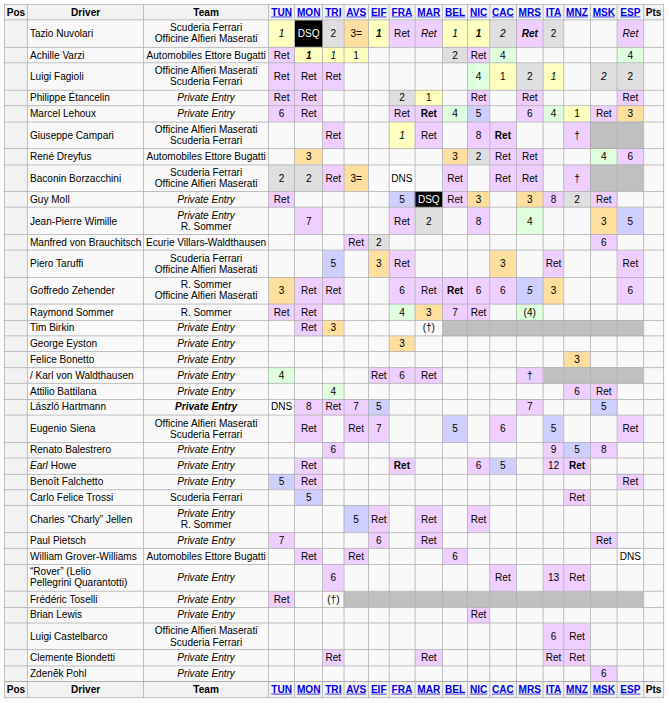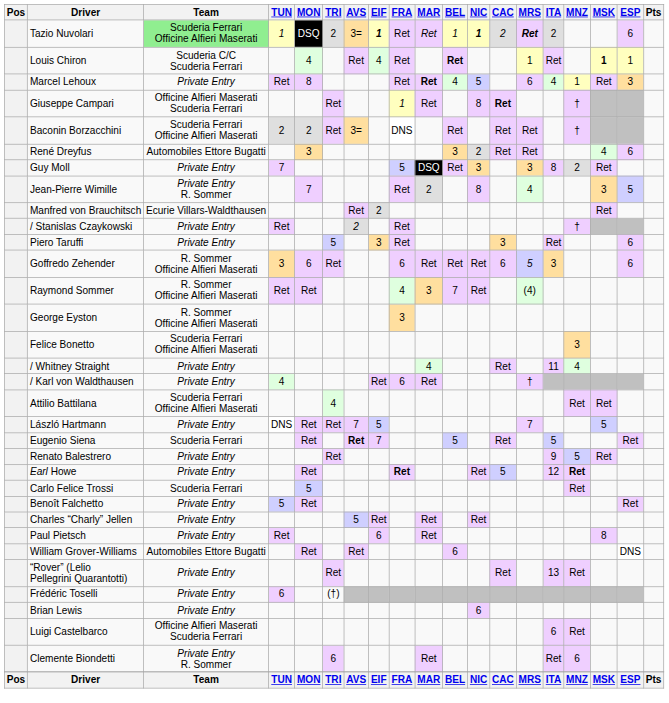(206, 33) no background -> (206, 33) lightgreen background
(630, 33) Ret -> (630, 33) 6
+ row: (58, 60)
- row: (57, 55)
- row: (57, 76)
- row: (70, 98)
(282, 113) 6 -> (282, 82) Ret
(309, 113) Ret -> (309, 82) 8
rows swapped: (76, 178) <-> (61, 156)
(282, 199) Ret -> (282, 167) 7
(604, 242) 6 -> (604, 210) Ret
+ row: (81, 226)
(206, 263) Scuderia Ferrari Officine Alfieri Maserati -> (206, 242) Private Entry
(630, 263) Ret -> (630, 242) 6
(309, 290) Ret -> (309, 263) 6
(455, 290) bold -> (455, 263) normal
(479, 290) 6 -> (479, 263) Ret
(206, 312) R. Sommer -> (206, 290) R. Sommer Officine Alfieri Maserati
- row: (52, 328)
(206, 343) Private Entry -> (206, 317) R. Sommer Officine Alfieri Maserati
(206, 359) Private Entry -> (206, 344) Scuderia Ferrari Officine Alfieri Maserati
+ row: (70, 366)
(206, 391) Private Entry -> (206, 403) Scuderia Ferrari Officine Alfieri Maserati
(577, 391) 6 -> (577, 403) Ret
(206, 407) bold -> (206, 424) normal
(309, 407) 8 -> (309, 424) Ret
(206, 428) Officine Alfieri Maserati Scuderia Ferrari -> (206, 440) Scuderia Ferrari
(356, 428) normal -> (356, 440) bold
(503, 428) 6 -> (503, 440) Ret
(333, 450) 6 -> (333, 456) Ret
(604, 450) 8 -> (604, 456) Ret
(479, 466) 6 -> (479, 472) Ret
rows swapped: (67, 481) <-> (72, 497)
(206, 519) Private Entry R. Sommer -> (206, 519) Private Entry
(282, 540) 7 -> (282, 535) Ret
(604, 540) Ret -> (604, 535) 8
(333, 577) 6 -> (333, 573) Ret
(282, 599) Ret -> (282, 594) 6
(479, 615) Ret -> (479, 610) 6
(206, 657) Private Entry -> (206, 658) Private Entry R. Sommer
(333, 657) Ret -> (333, 658) 6
(577, 657) Ret -> (577, 658) 6
- row: (58, 673)
